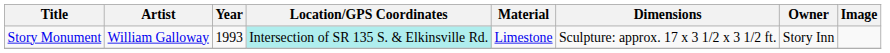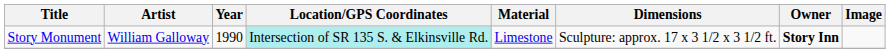(229, 37) 1993 -> (229, 37) 1990
(809, 37) normal -> (811, 37) bold
